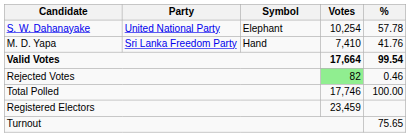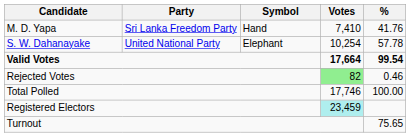rows swapped: (48, 28) <-> (31, 44)
(345, 108) no background -> (345, 108) paleturquoise background
